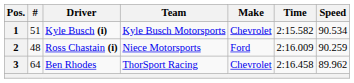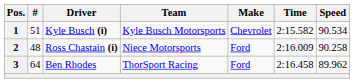(333, 47) 90.259 -> (333, 47) 90.258
(251, 65) Chevrolet -> (240, 65) Ford
